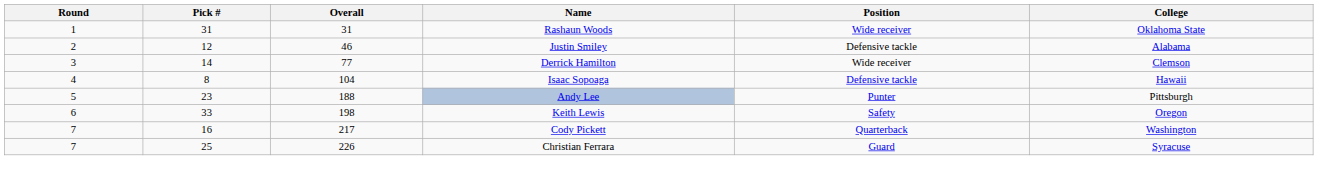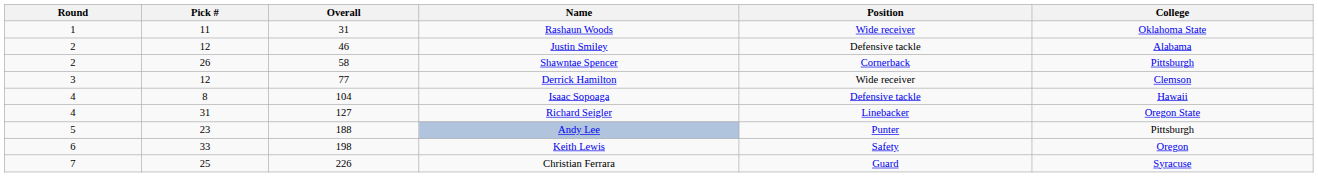(207, 29) 31 -> (205, 29) 11
+ row: (579, 63)
(207, 63) 14 -> (205, 79) 12
+ row: (579, 113)
- row: (578, 130)
